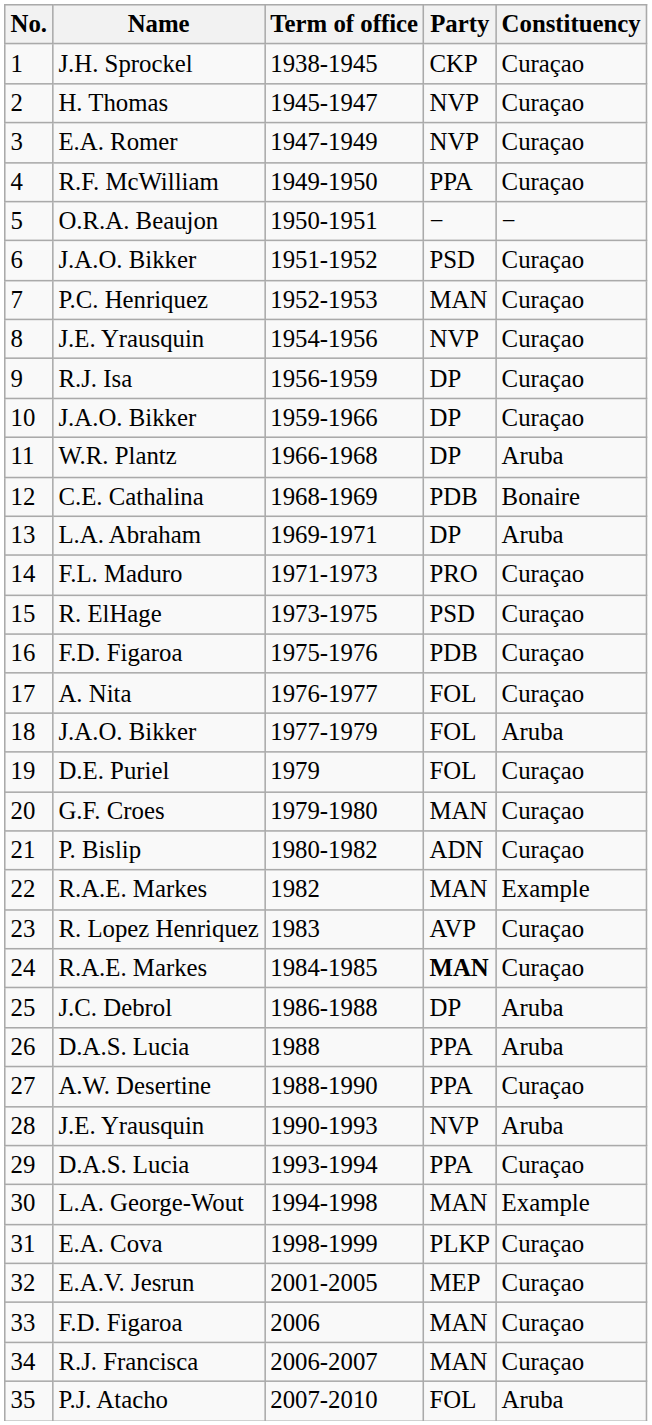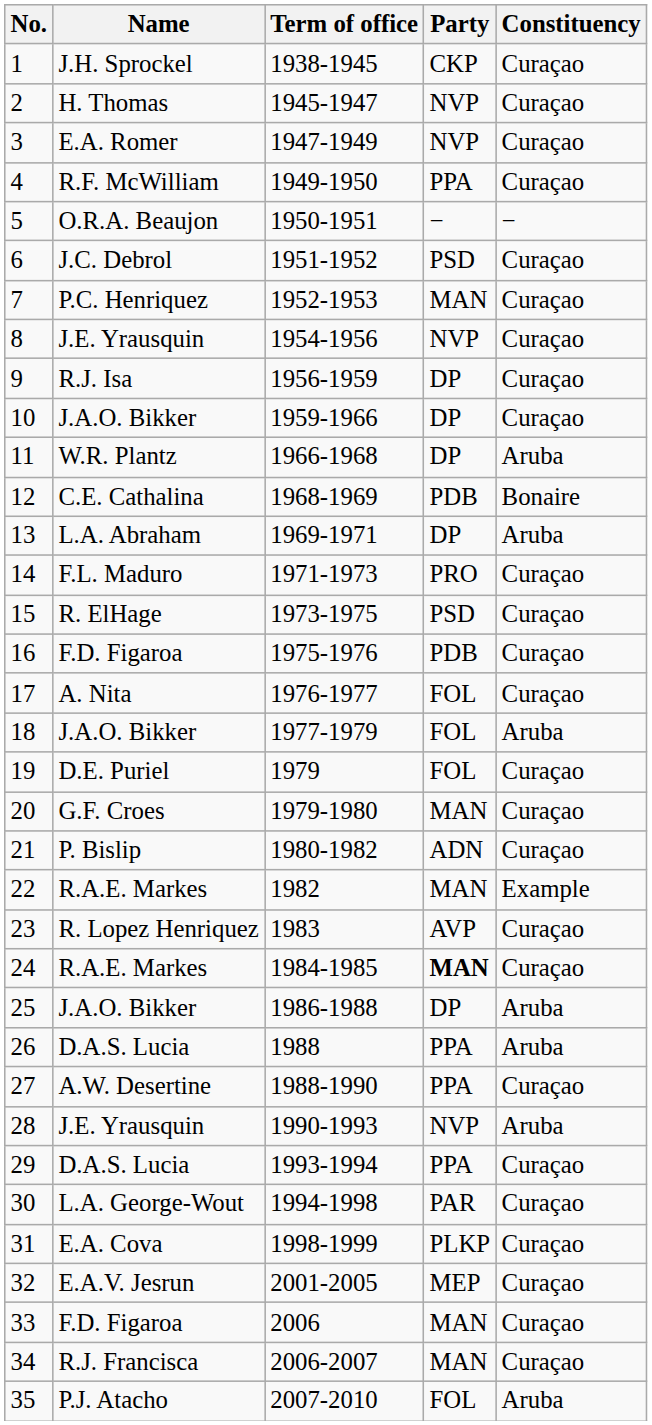(127, 260) J.A.O. Bikker -> (115, 260) J.C. Debrol
(115, 1007) J.C. Debrol -> (127, 1007) J.A.O. Bikker
(458, 1204) MAN -> (453, 1204) PAR
(546, 1204) Example -> (543, 1204) Curaçao
